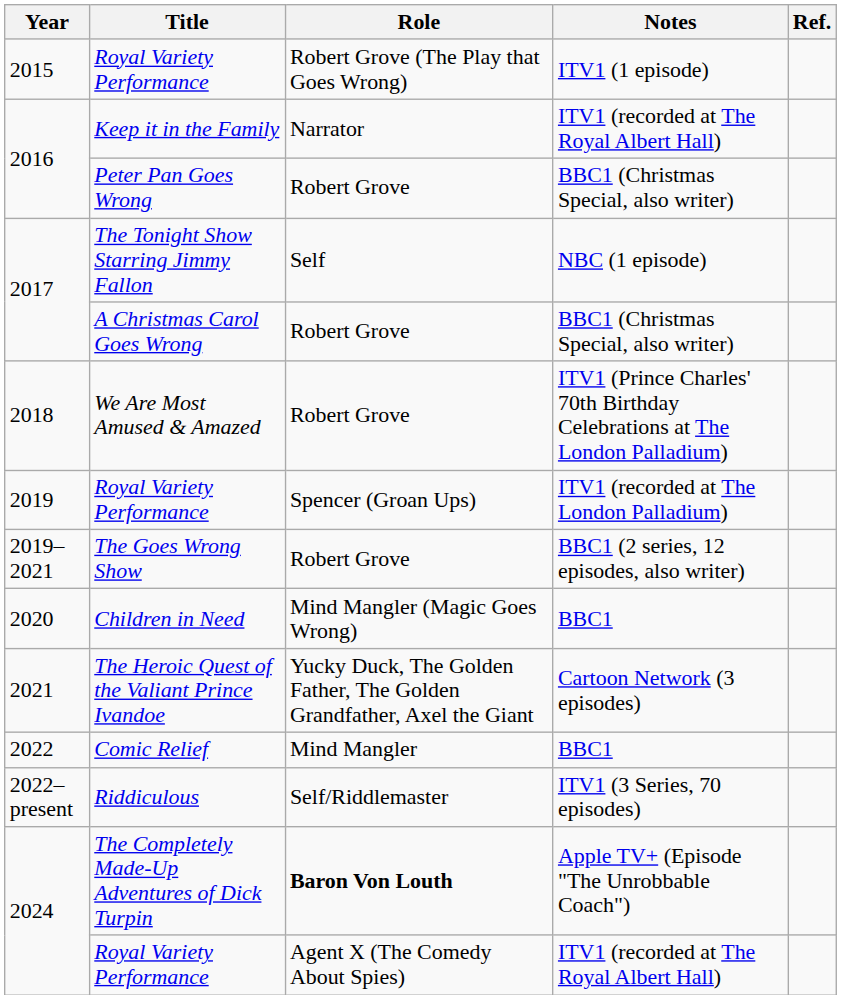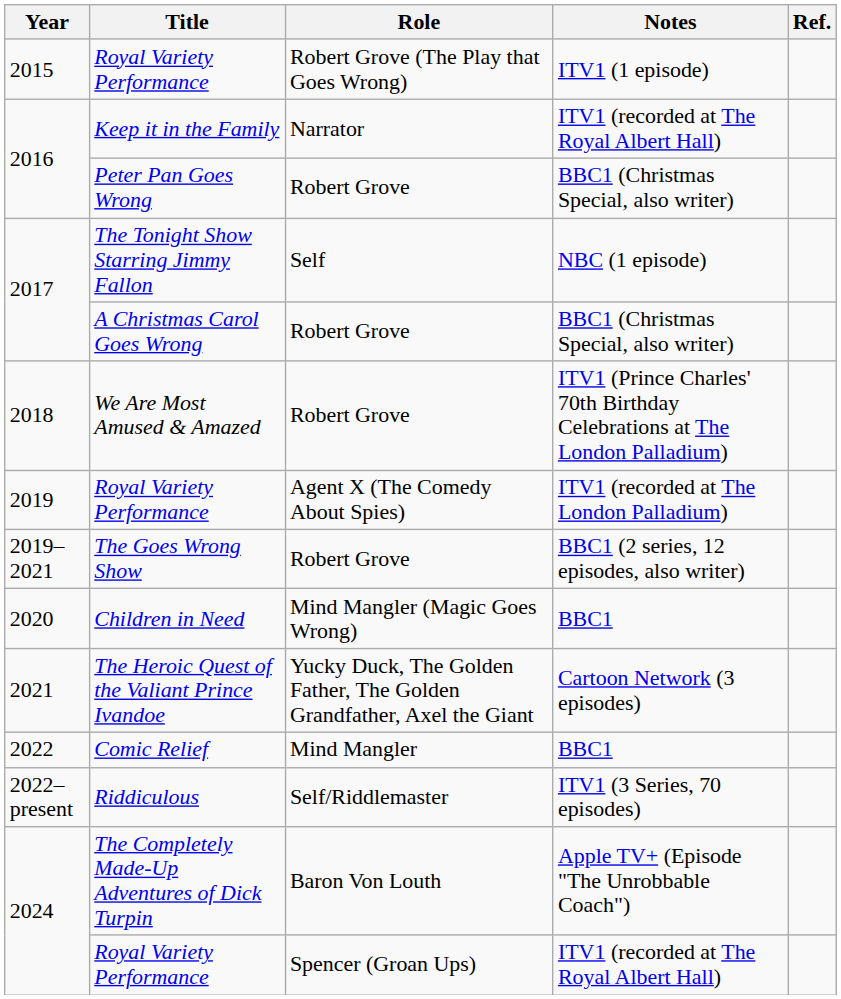(383, 499) Spencer (Groan Ups) -> (391, 499) Agent X (The Comedy About Spies)
(371, 880) bold -> (366, 880) normal
(391, 964) Agent X (The Comedy About Spies) -> (383, 964) Spencer (Groan Ups)
